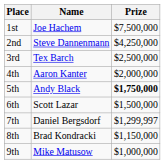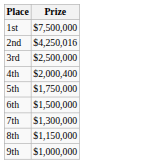- column: (71, 12)
(136, 43) $4,250,000 -> (55, 43) $4,250,016
(136, 74) $2,000,000 -> (55, 74) $2,000,400
(136, 89) bold -> (55, 89) normal
(136, 120) $1,299,997 -> (55, 120) $1,300,000
